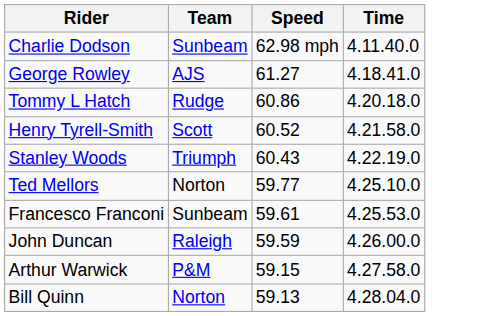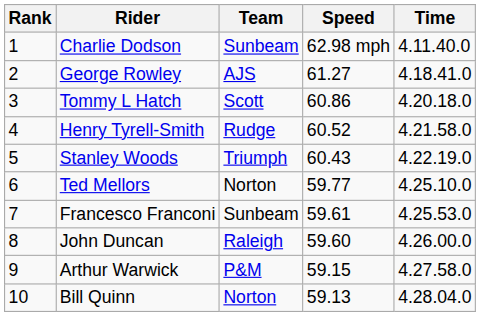+ column: (30, 18)
(198, 102) Rudge -> (243, 102) Scott
(192, 130) Scott -> (249, 130) Rudge
(278, 241) 59.59 -> (329, 241) 59.60
